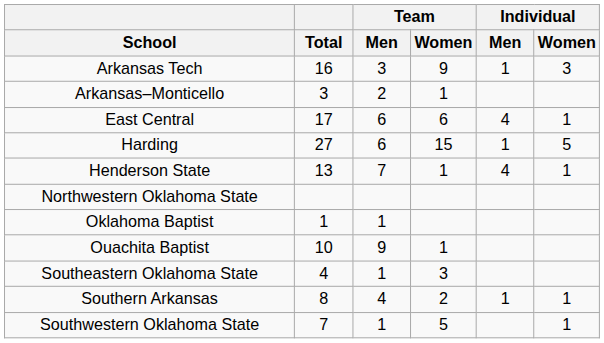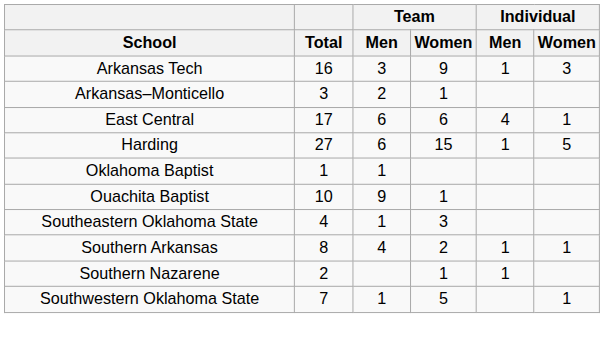- row: (150, 171)
- row: (150, 196)
+ row: (150, 273)
